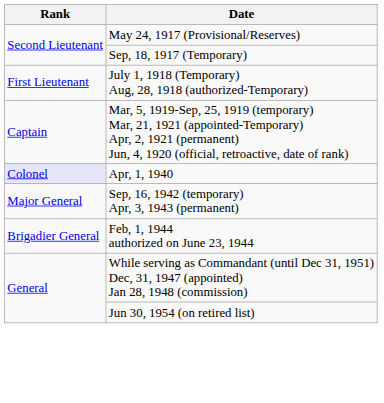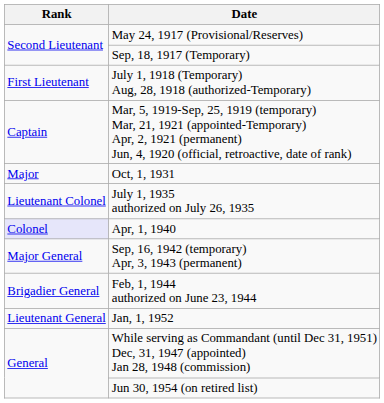+ row: (143, 173)
+ row: (183, 201)
+ row: (143, 318)
